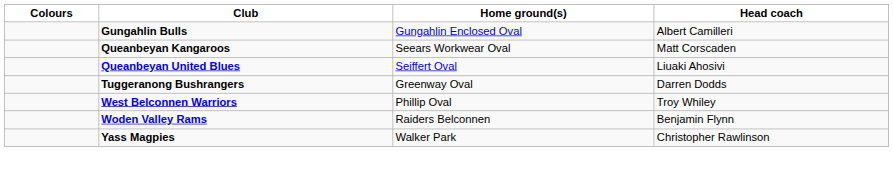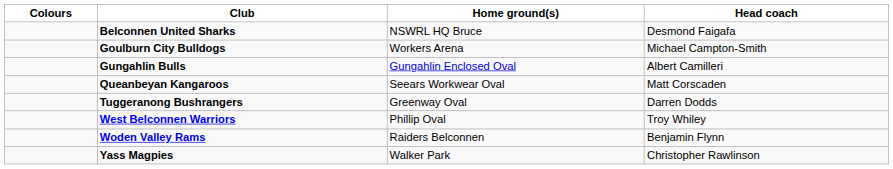+ row: (168, 31)
+ row: (163, 48)
- row: (171, 66)
